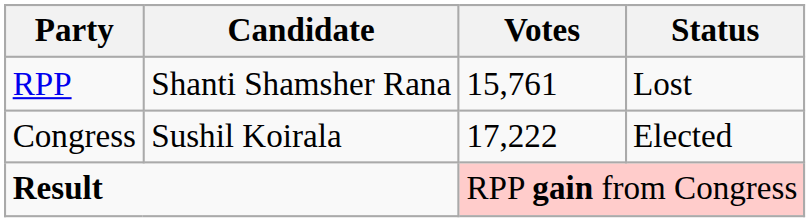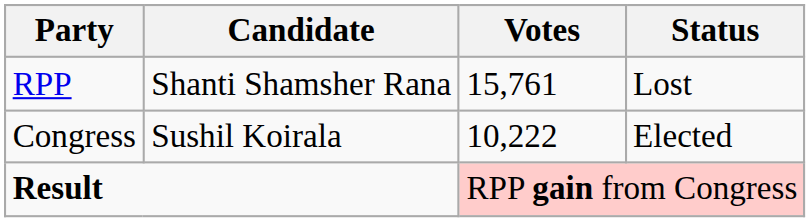(512, 135) 17,222 -> (512, 135) 10,222
